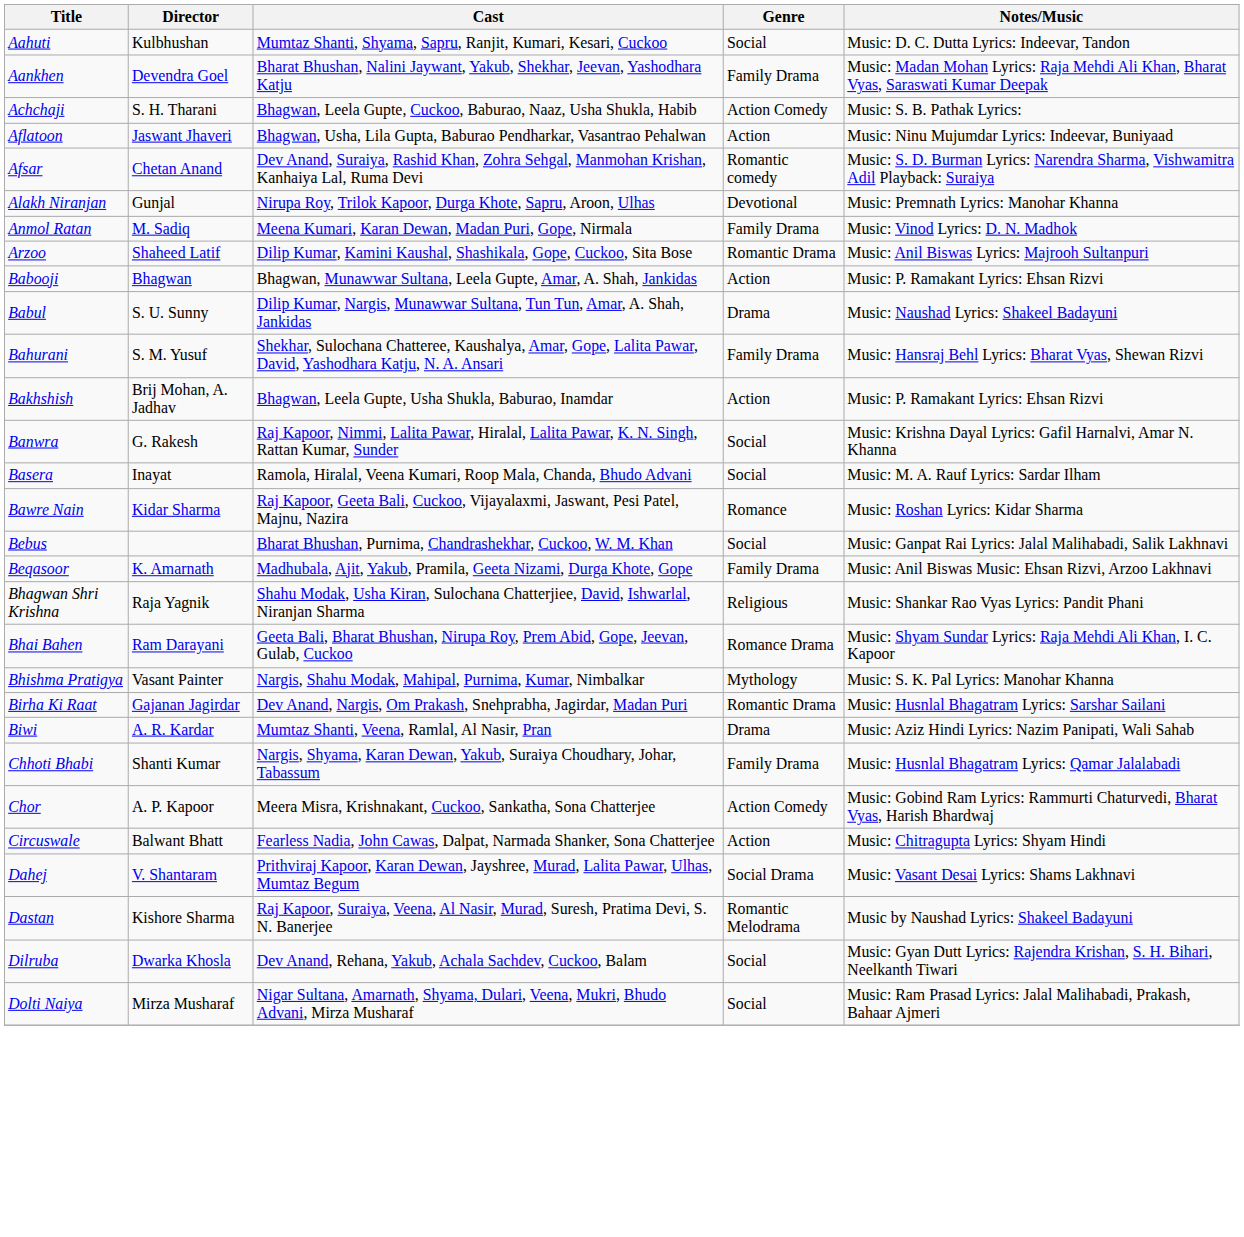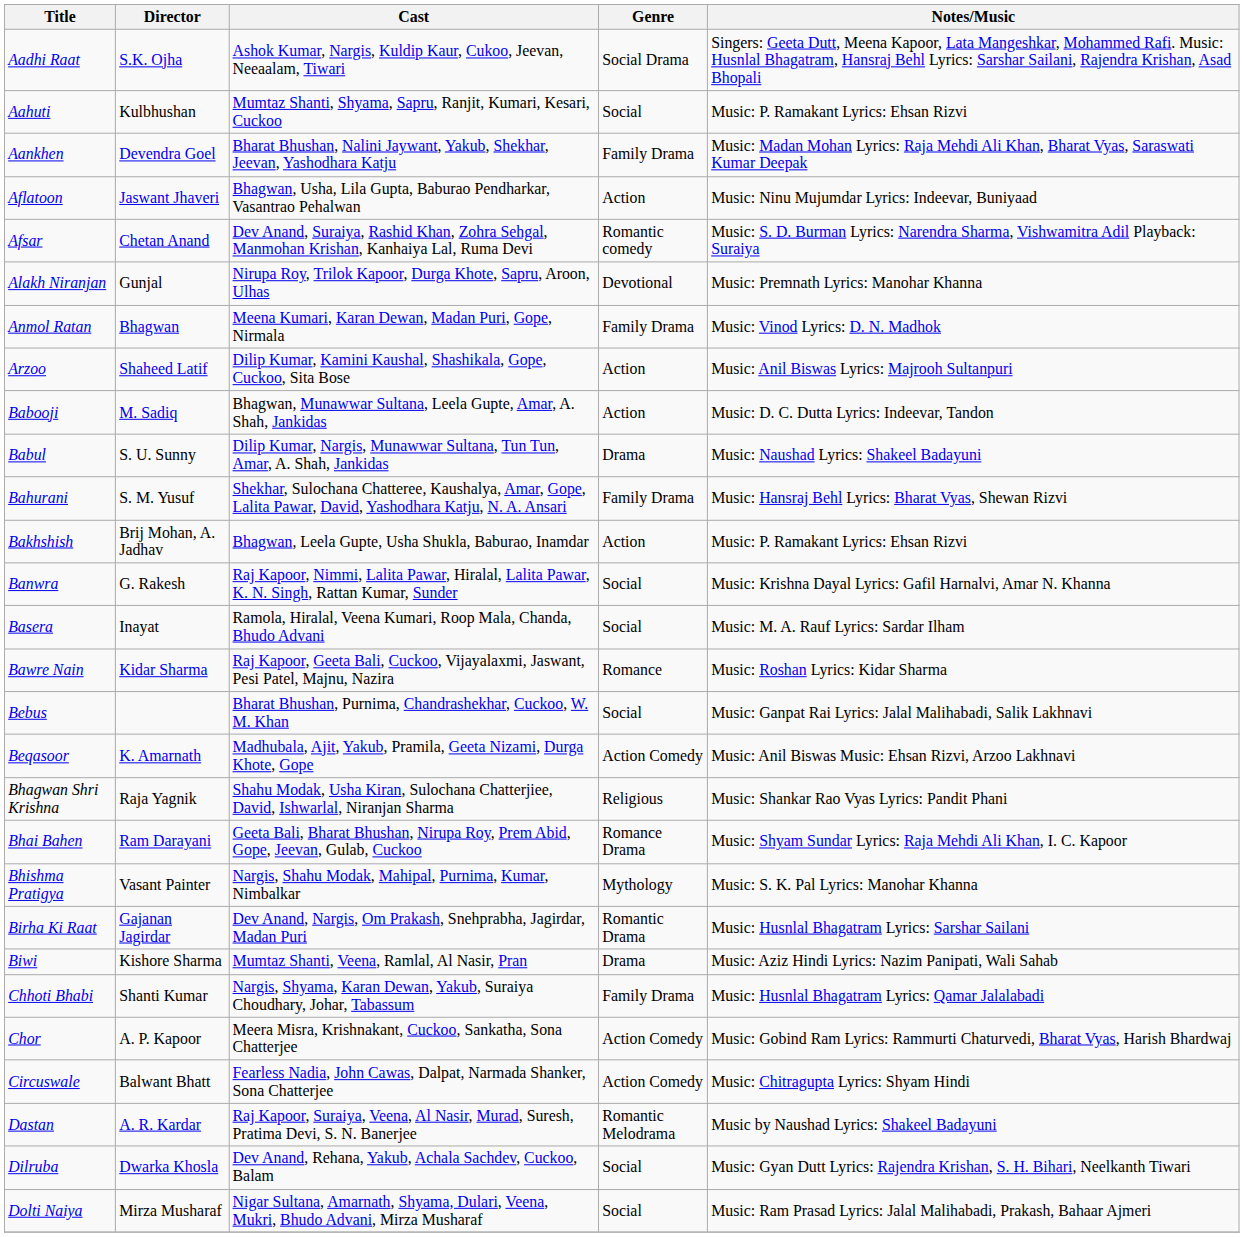+ row: (44, 60)
(989, 42) Music: D. C. Dutta Lyrics: Indeevar, Tandon -> (839, 111) Music: P. Ramakant Lyrics: Ehsan Rizvi
- row: (36, 110)
(161, 228) M. Sadiq -> (149, 326) Bhagwan
(781, 253) Romantic Drama -> (624, 369) Action
(162, 278) Bhagwan -> (148, 412) M. Sadiq
(975, 278) Music: P. Ramakant Lyrics: Ehsan Rizvi -> (852, 412) Music: D. C. Dutta Lyrics: Indeevar, Tandon
(773, 568) Family Drama -> (653, 755) Action Comedy
(173, 730) A. R. Kardar -> (170, 961) Kishore Sharma
(749, 841) Action -> (653, 1081) Action Comedy
- row: (28, 875)
(183, 918) Kishore Sharma -> (160, 1124) A. R. Kardar
